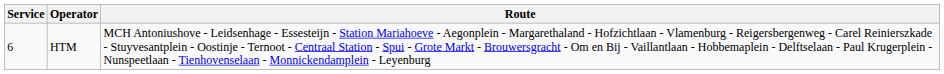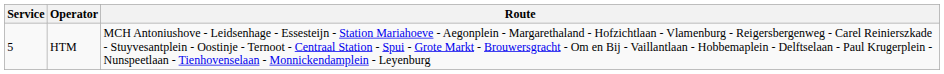(10, 46) 6 -> (10, 46) 5
